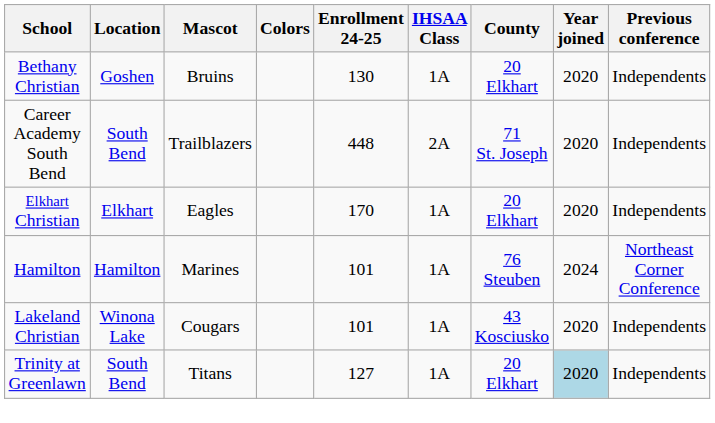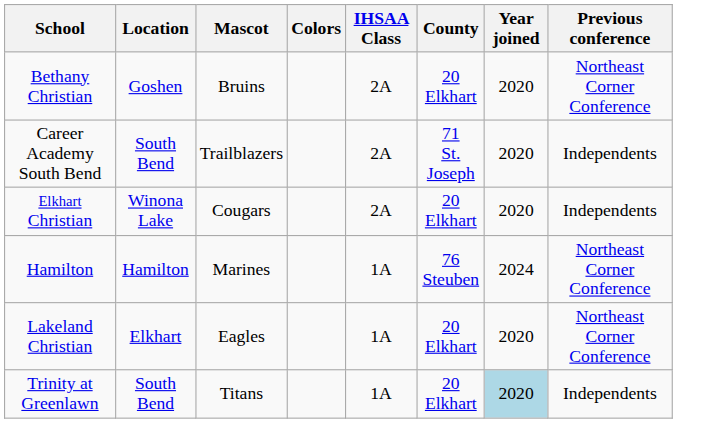- column: (361, 28)
(439, 76) 1A -> (381, 85) 2A
(659, 76) Independents -> (610, 85) Northeast Corner Conference
(127, 211) Elkhart -> (155, 211) Winona Lake
(210, 211) Eagles -> (241, 211) Cougars
(439, 211) 1A -> (381, 211) 2A
(127, 326) Winona Lake -> (155, 336) Elkhart
(210, 326) Cougars -> (241, 336) Eagles
(512, 326) 43 Kosciusko -> (451, 336) 20 Elkhart
(659, 326) Independents -> (610, 336) Northeast Corner Conference
